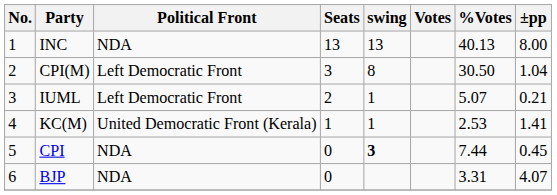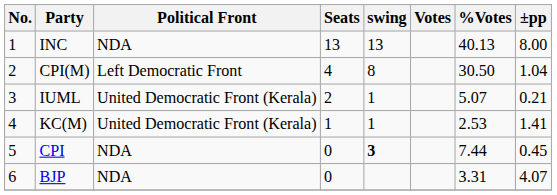(328, 71) 3 -> (328, 71) 4
(169, 97) Left Democratic Front -> (207, 97) United Democratic Front (Kerala)
